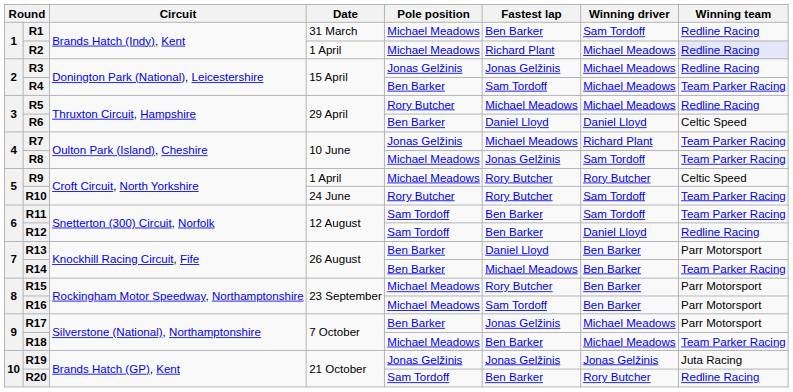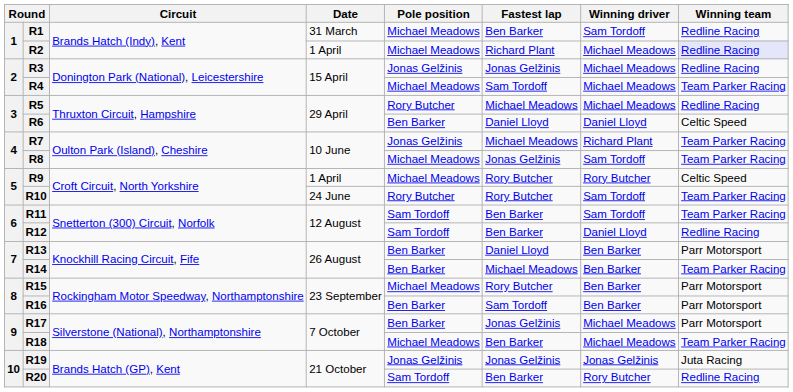(416, 86) Ben Barker -> (433, 86) Michael Meadows
(433, 305) Michael Meadows -> (416, 305) Ben Barker
